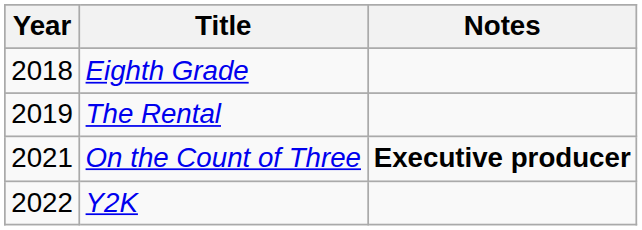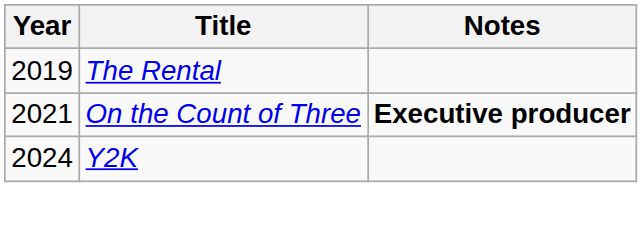- row: (167, 70)
(42, 202) 2022 -> (42, 158) 2024
